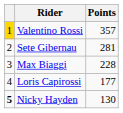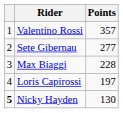(9, 30) gold background -> (9, 30) no background
(108, 47) 281 -> (108, 47) 277
(108, 82) 177 -> (108, 82) 197
